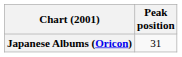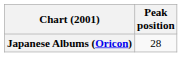(156, 43) 31 -> (156, 43) 28
